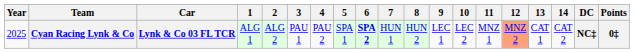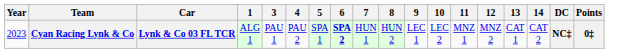- column: (275, 12)
(16, 34) 2025 -> (16, 34) 2023
(515, 34) lightsalmon background -> (491, 34) no background
